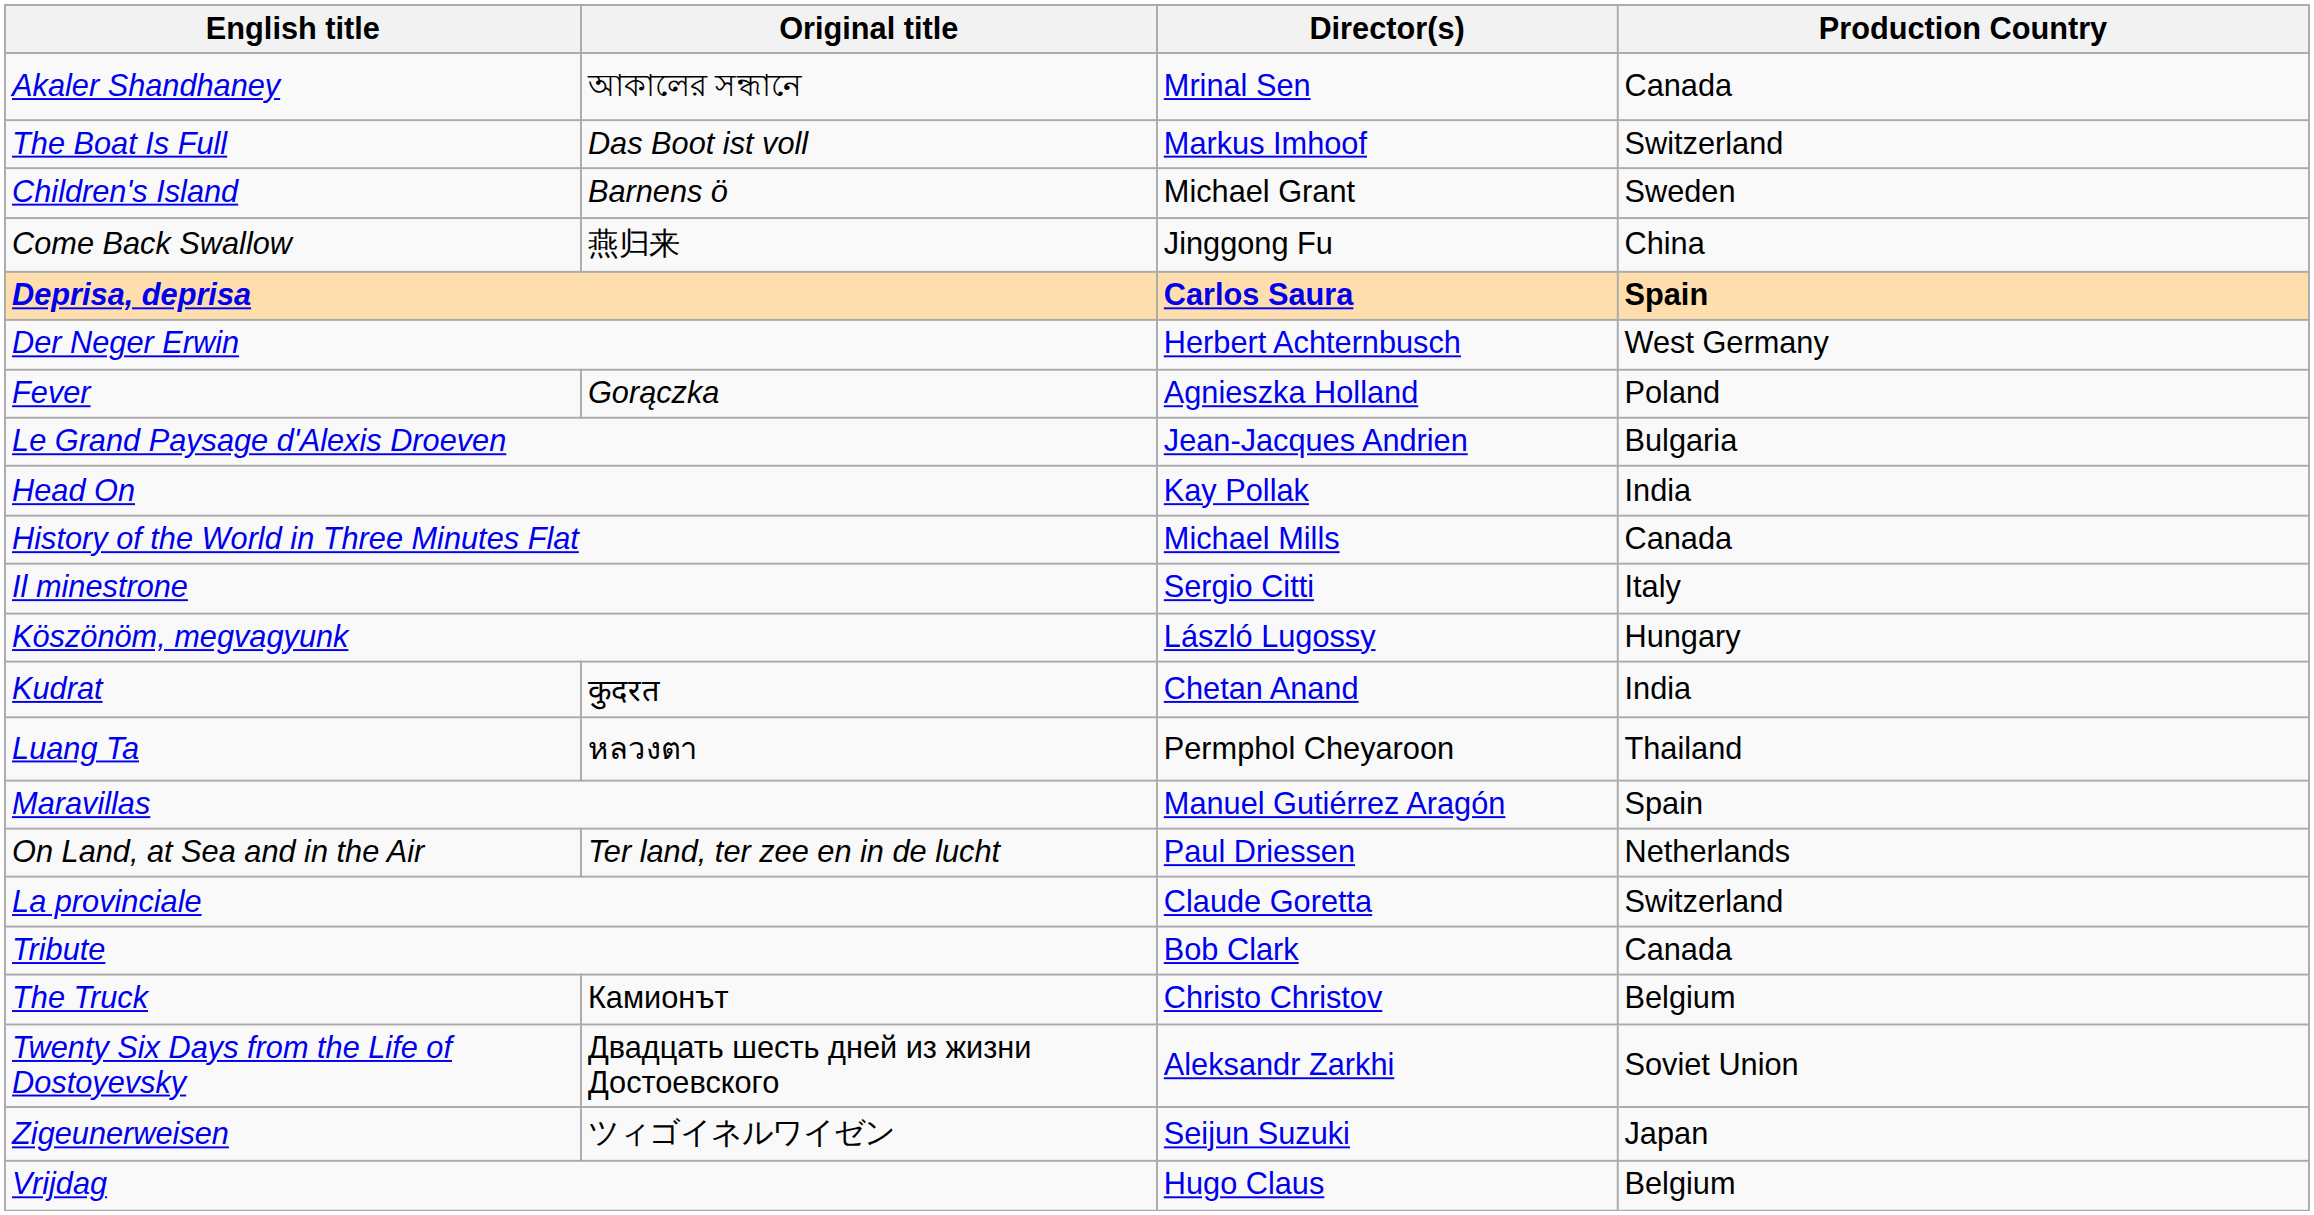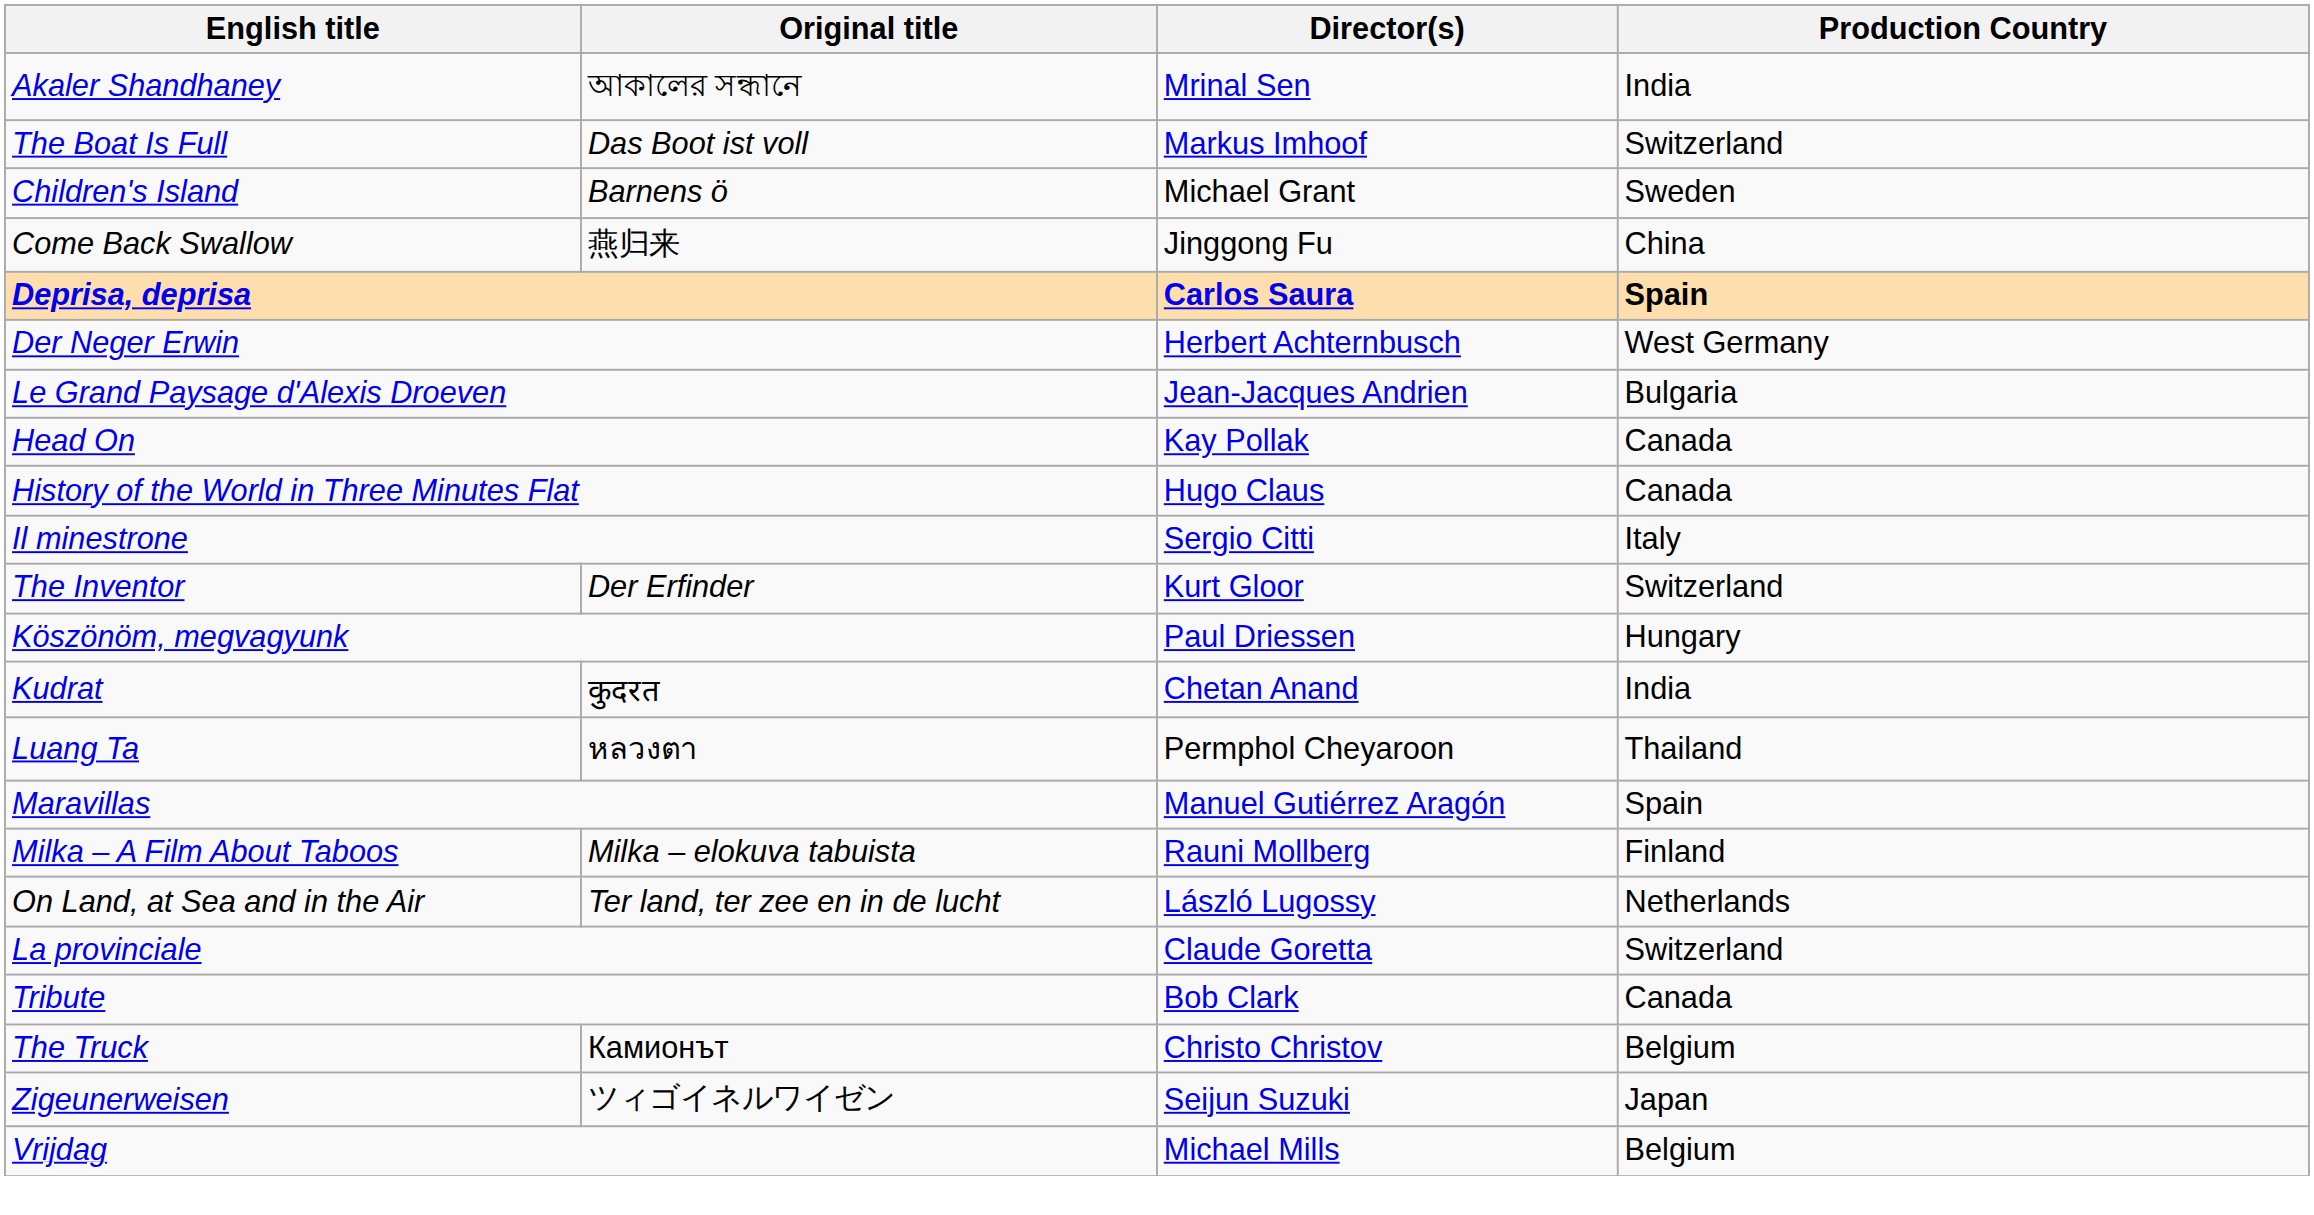(1678, 86) Canada -> (1658, 86) India
- row: (51, 392)
(1658, 490) India -> (1678, 441) Canada
(1252, 539) Michael Mills -> (1244, 490) Hugo Claus
+ row: (98, 587)
(1270, 636) László Lugossy -> (1259, 636) Paul Driessen
+ row: (205, 852)
(1259, 852) Paul Driessen -> (1270, 901) László Lugossy
- row: (232, 1064)
(1244, 1185) Hugo Claus -> (1252, 1150) Michael Mills
